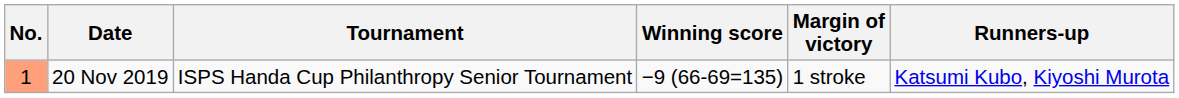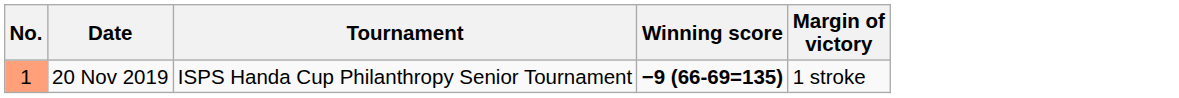- column: (1032, 33)
(712, 77) normal -> (712, 77) bold
